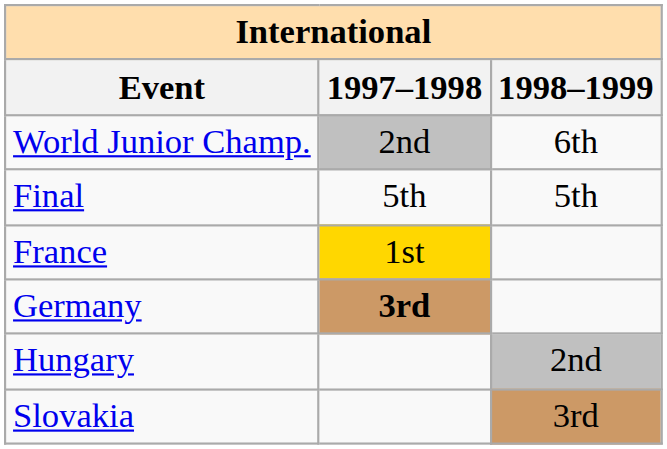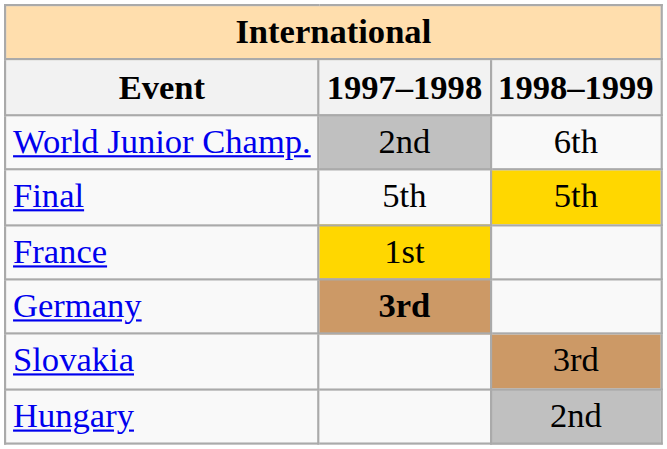(576, 196) no background -> (576, 196) gold background
rows swapped: (74, 360) <-> (74, 415)
